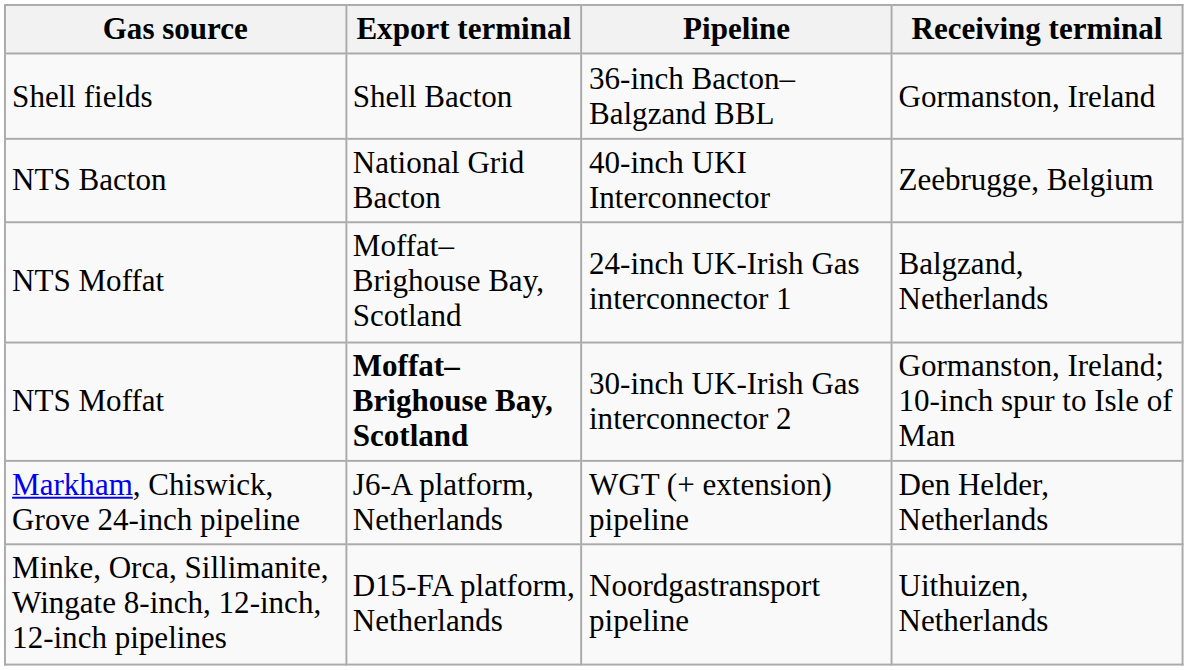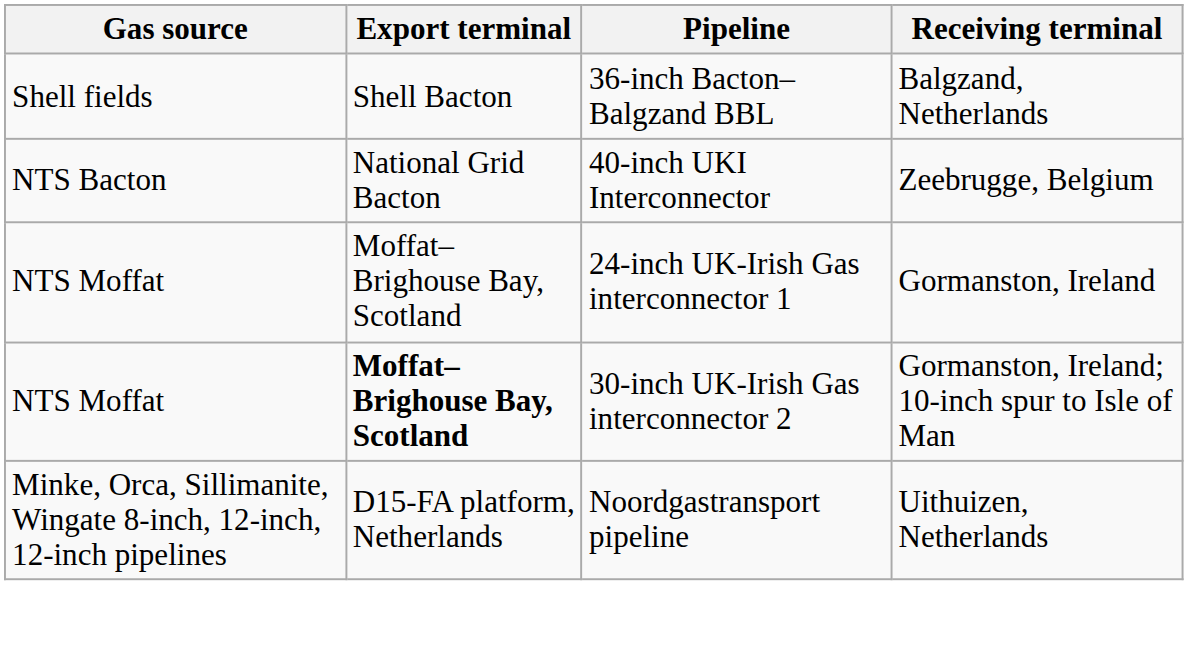(1027, 95) Gormanston, Ireland -> (973, 95) Balgzand, Netherlands
(973, 281) Balgzand, Netherlands -> (1027, 281) Gormanston, Ireland
- row: (710, 502)
